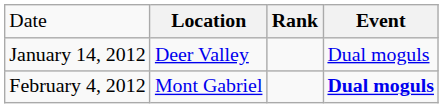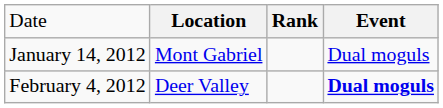(202, 54) Deer Valley -> (209, 54) Mont Gabriel
(209, 86) Mont Gabriel -> (202, 86) Deer Valley
